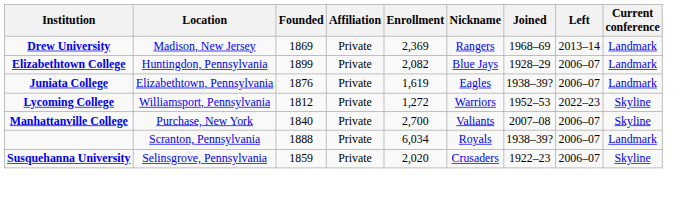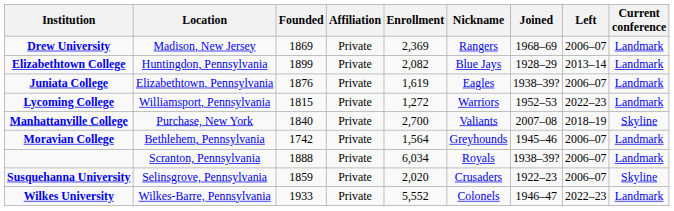(579, 45) 2013–14 -> (586, 45) 2006–07
(579, 64) 2006–07 -> (586, 64) 2013–14
(301, 102) 1812 -> (301, 102) 1815
(633, 102) Skyline -> (639, 102) Landmark
(579, 121) 2006–07 -> (586, 121) 2018–19
+ row: (69, 139)
+ row: (69, 196)
